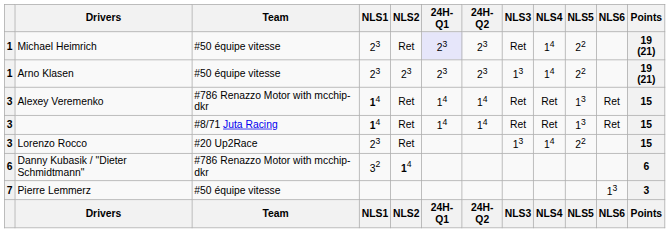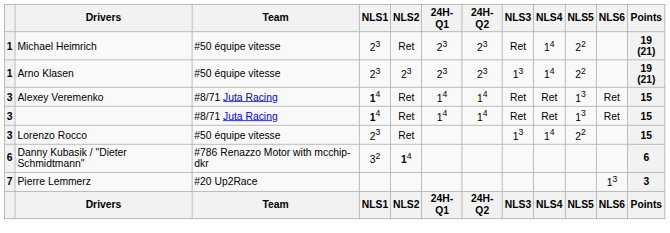(442, 46) lavender background -> (442, 46) no background
(272, 101) #786 Renazzo Motor with mcchip-dkr -> (236, 97) #8/71 Juta Racing
(226, 143) #20 Up2Race -> (237, 134) #50 équipe vitesse
(237, 190) #50 équipe vitesse -> (226, 181) #20 Up2Race
